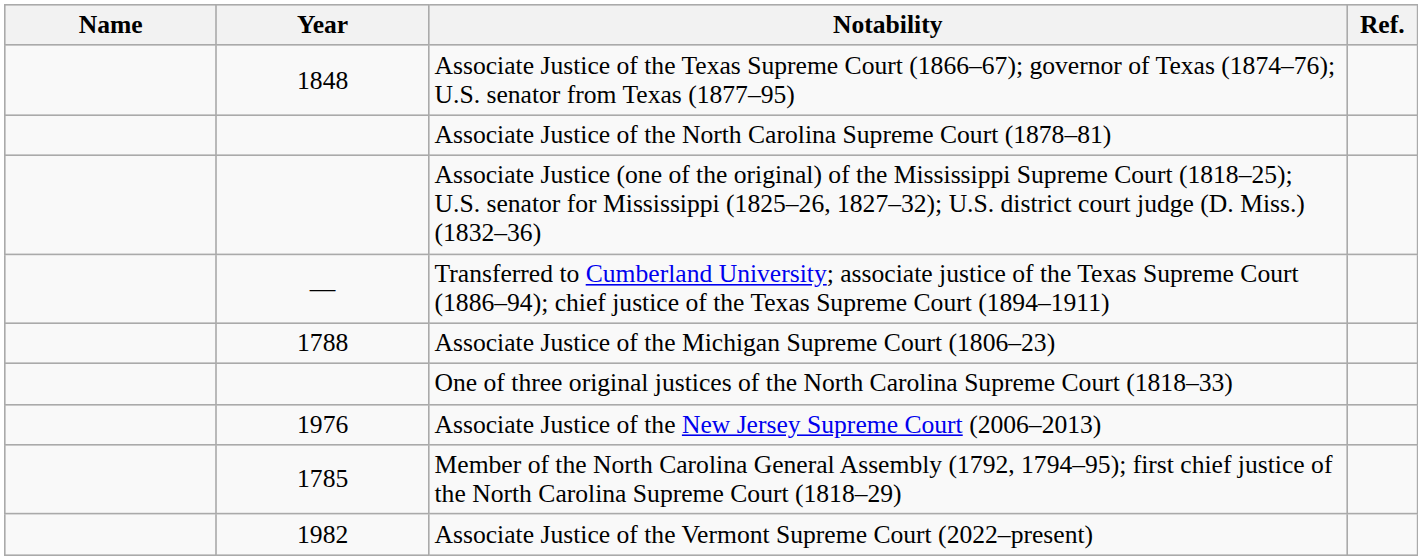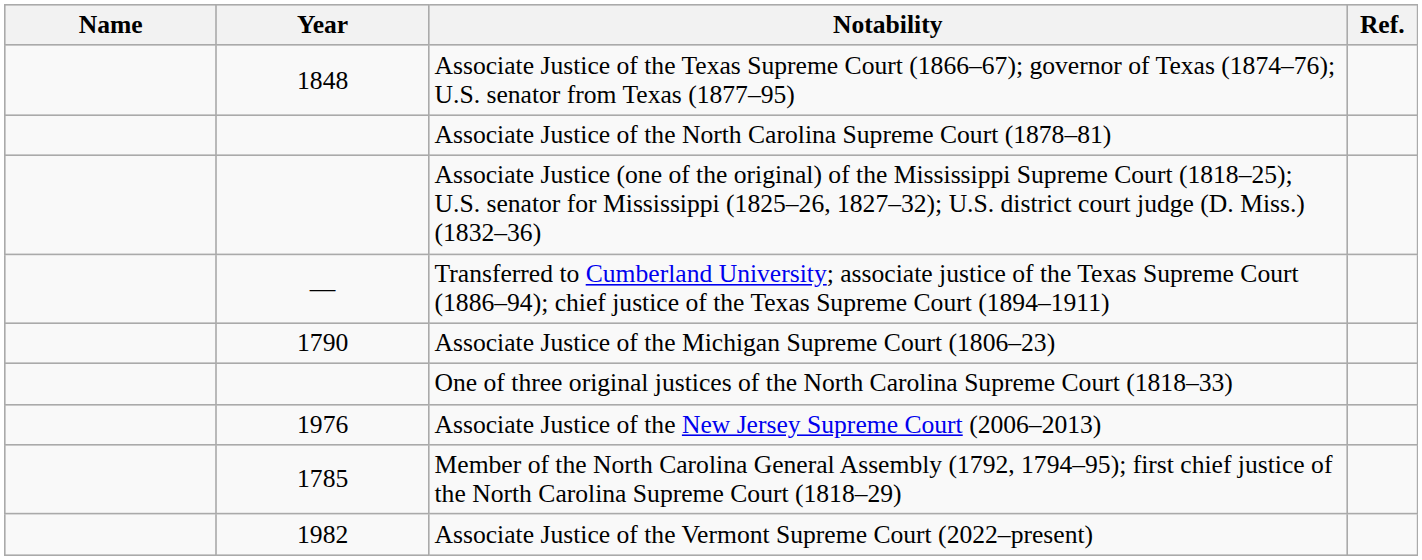(323, 342) 1788 -> (323, 342) 1790
